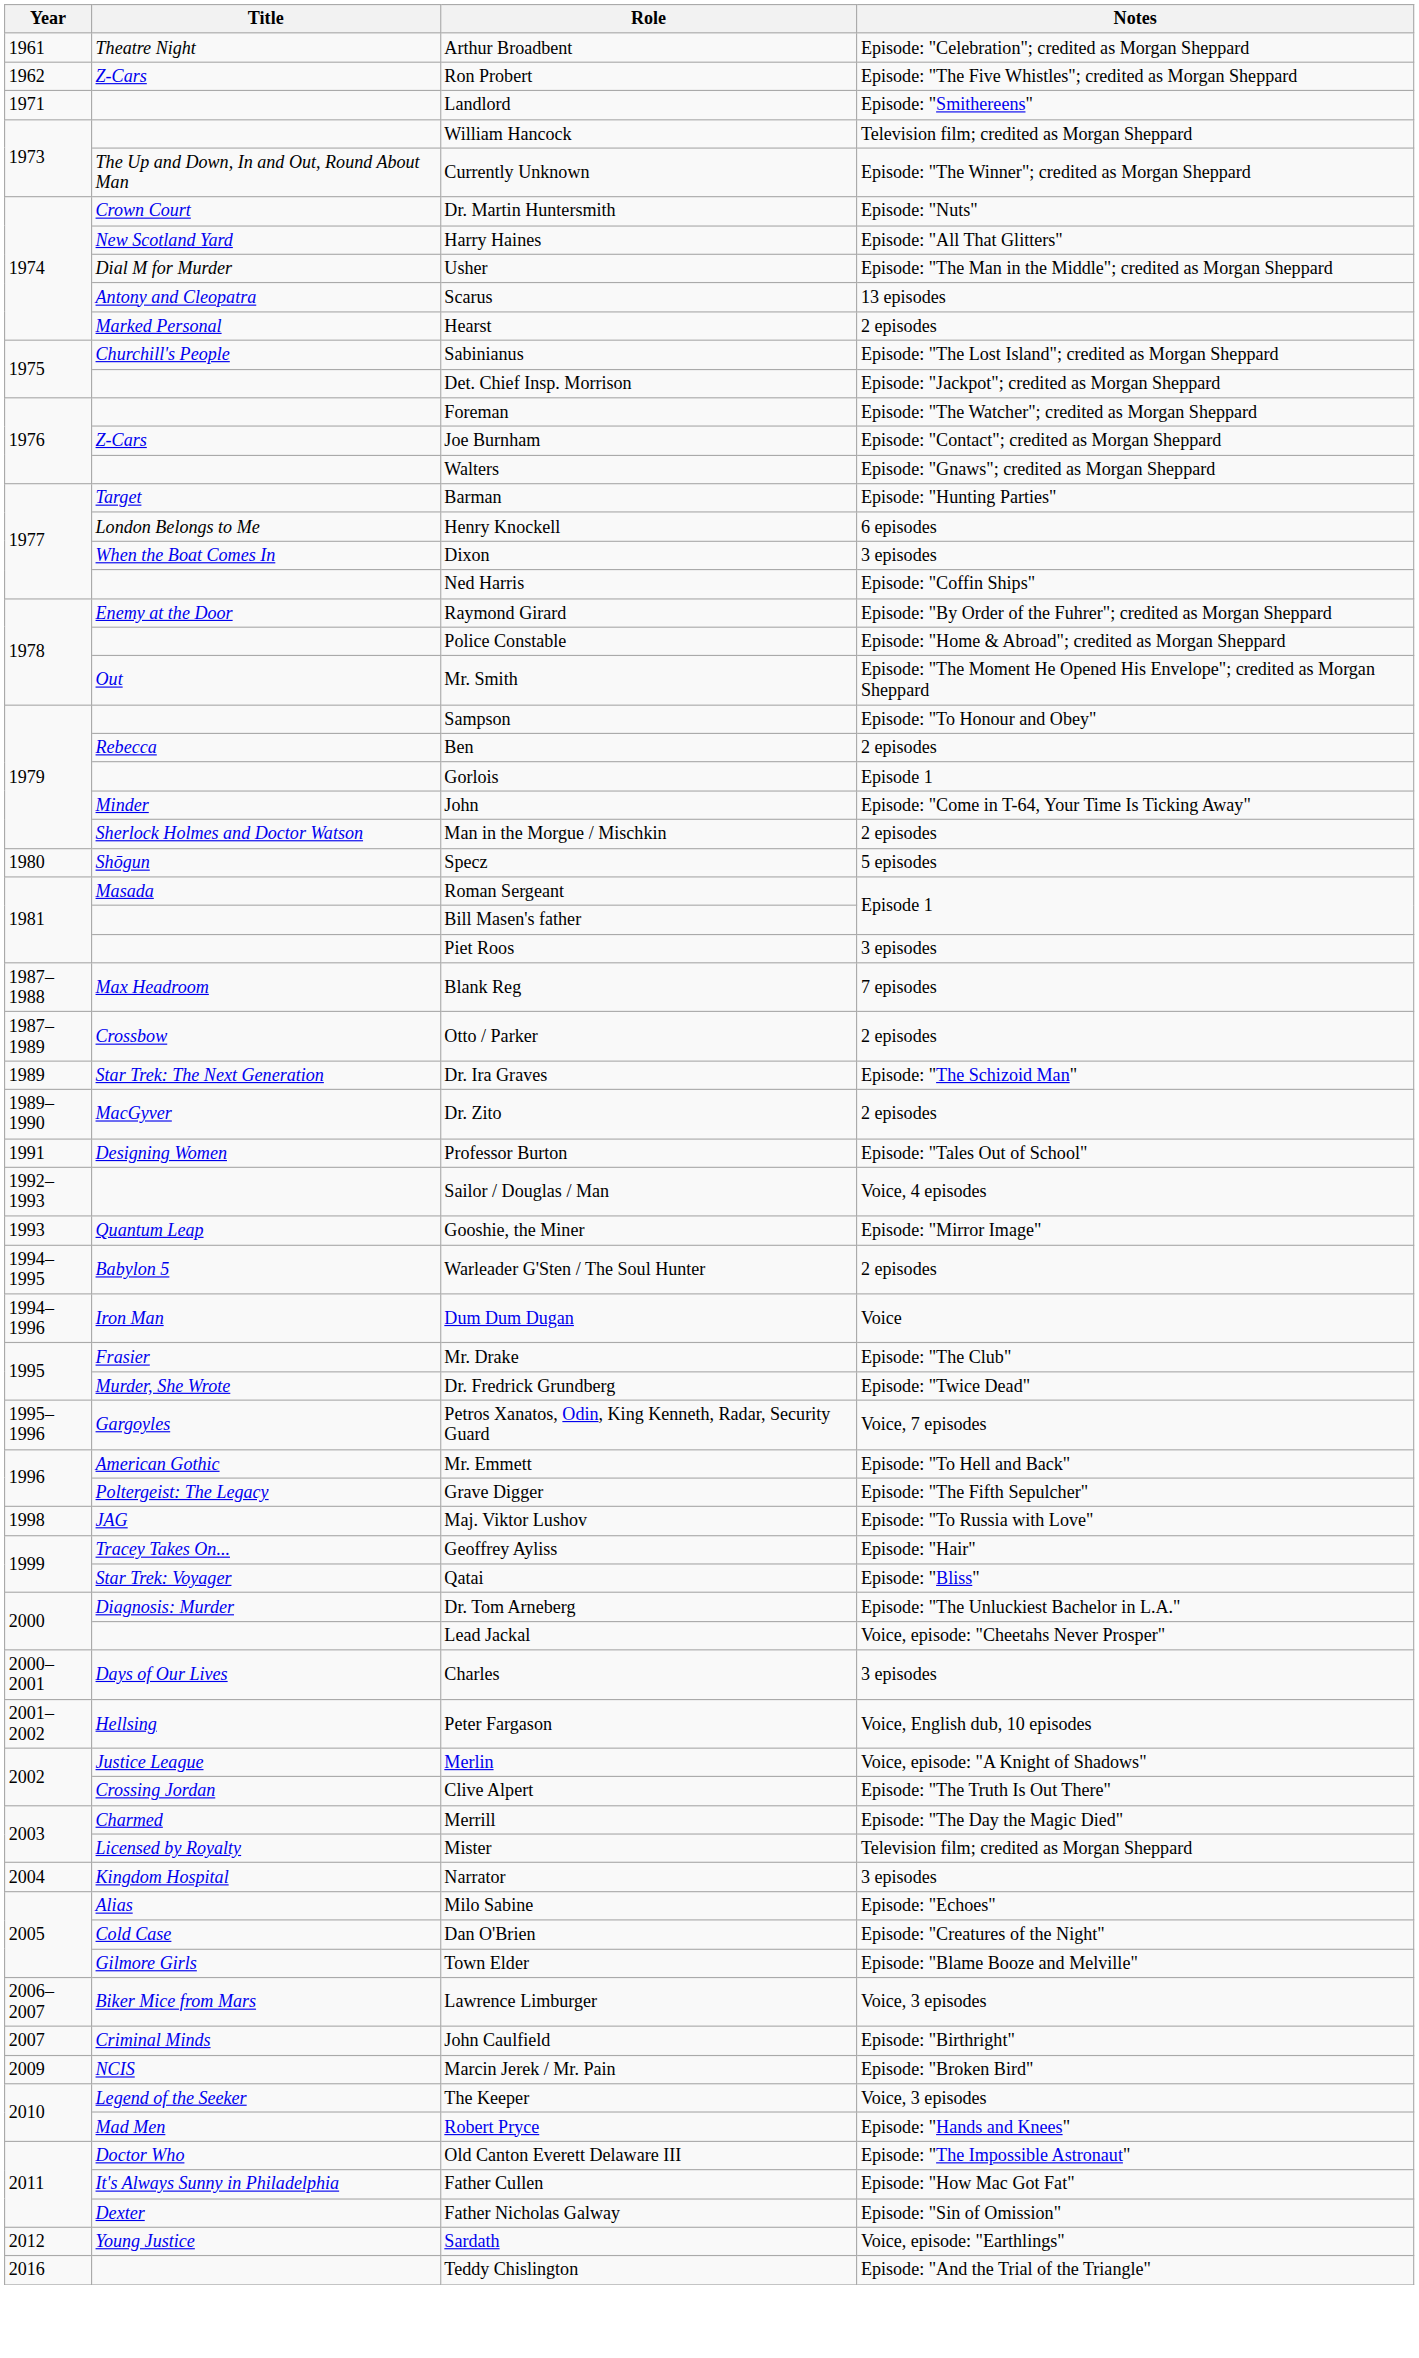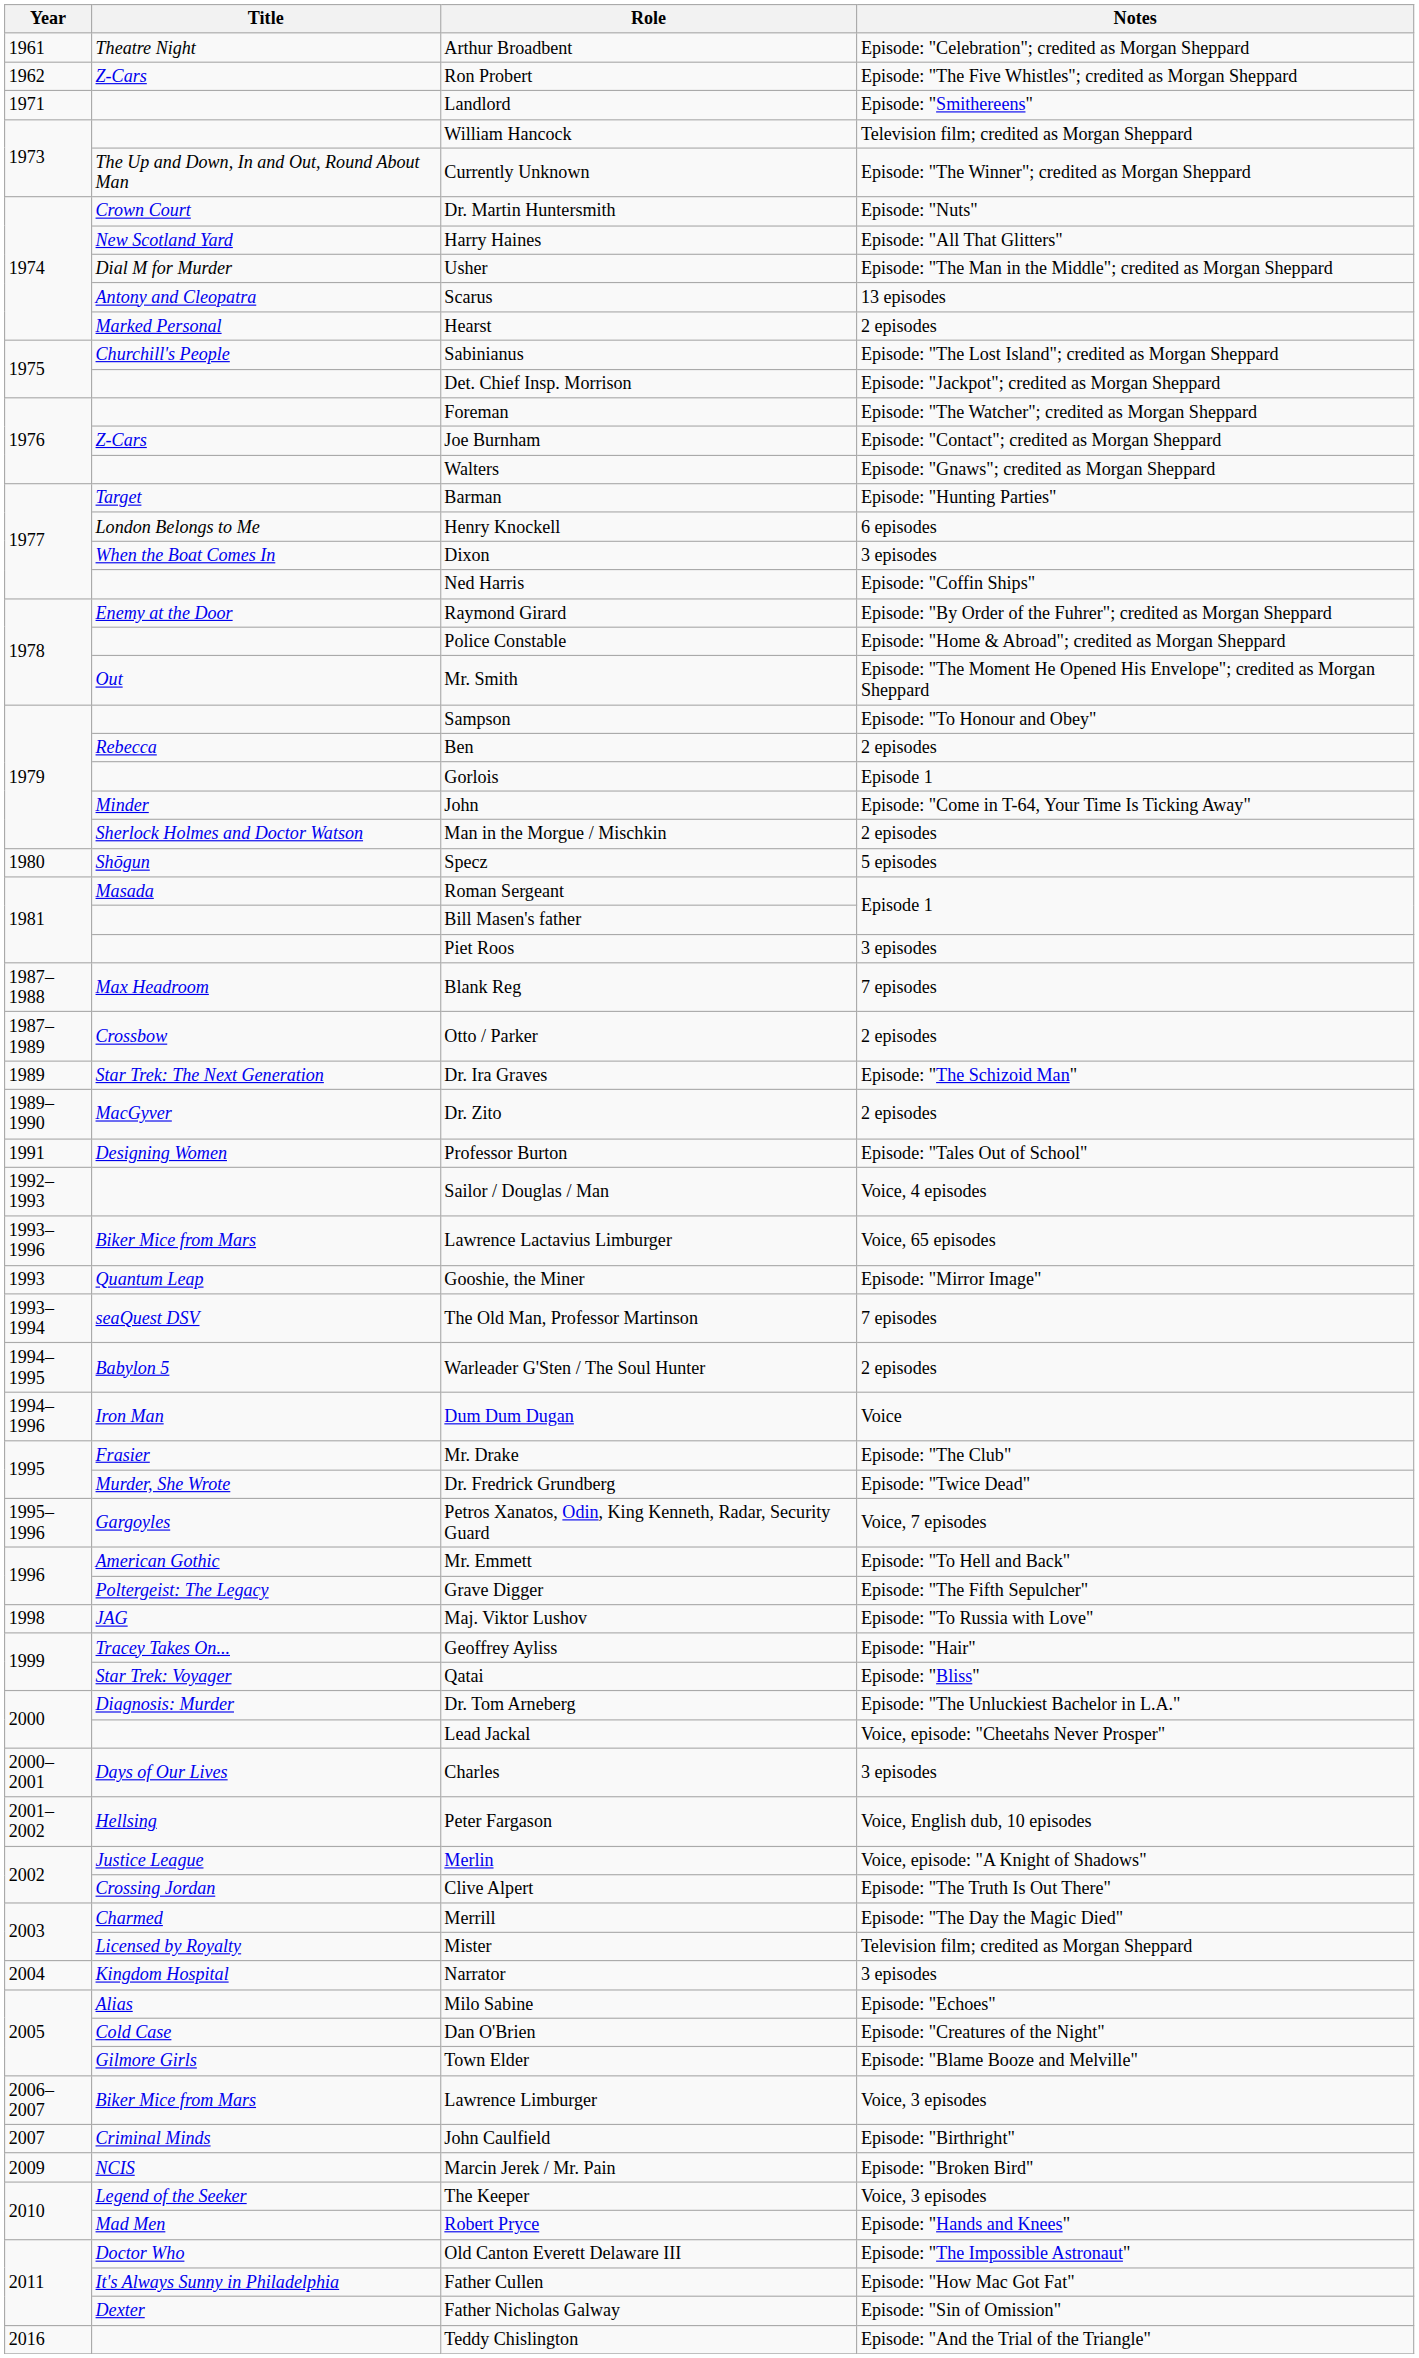+ row: (558, 1240)
+ row: (571, 1318)
- row: (472, 2241)
